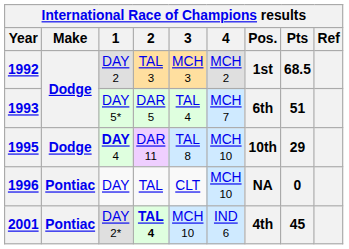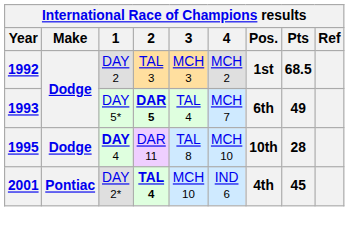(151, 108) normal -> (151, 108) bold
(297, 108) 51 -> (298, 108) 49
(297, 147) 29 -> (298, 147) 28
- row: (23, 186)
